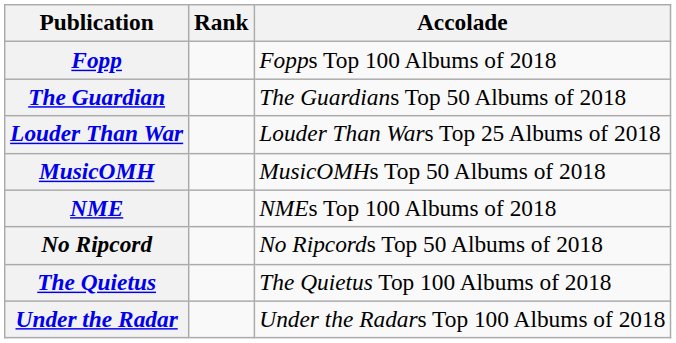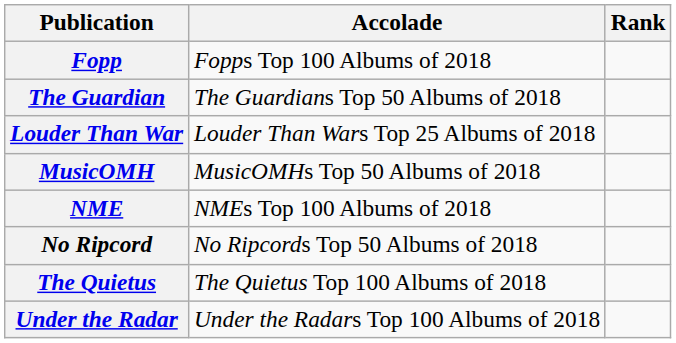columns swapped: (462, 23) <-> (221, 23)
